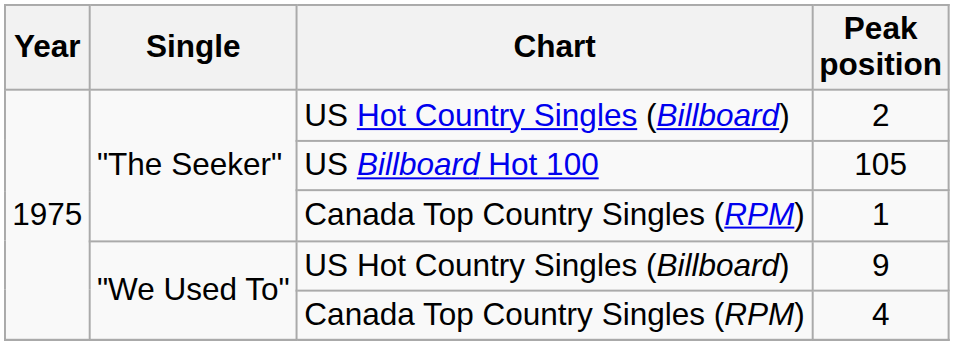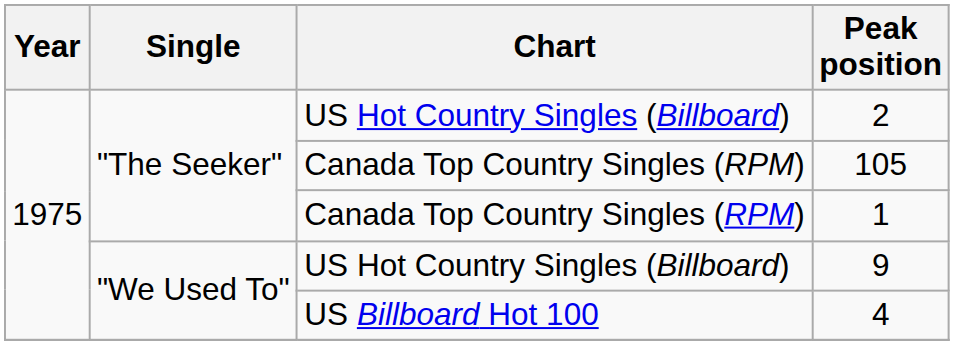(452, 164) US Billboard Hot 100 -> (555, 164) Canada Top Country Singles (RPM)
(555, 314) Canada Top Country Singles (RPM) -> (452, 314) US Billboard Hot 100
